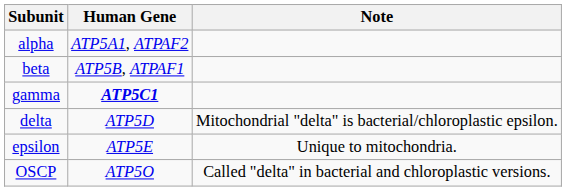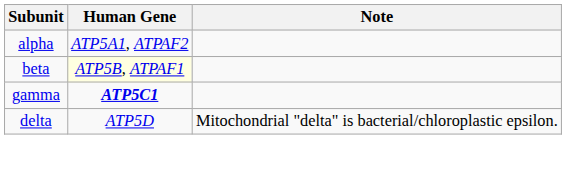(130, 69) no background -> (130, 69) lightyellow background
- row: (36, 146)
- row: (36, 172)
